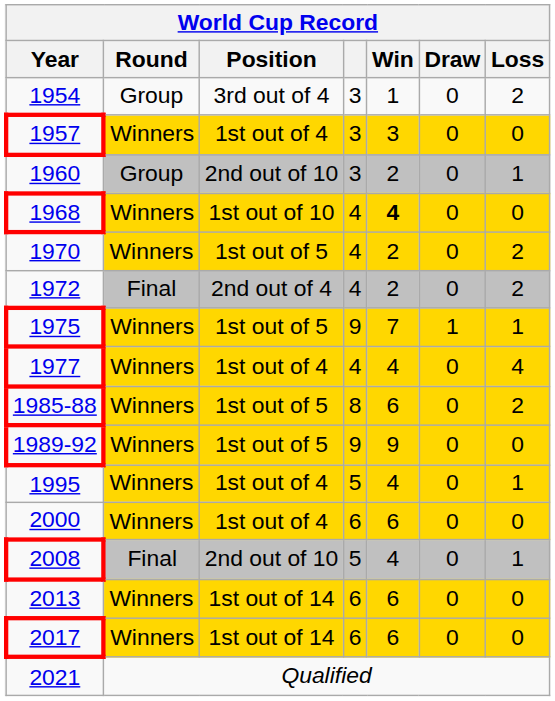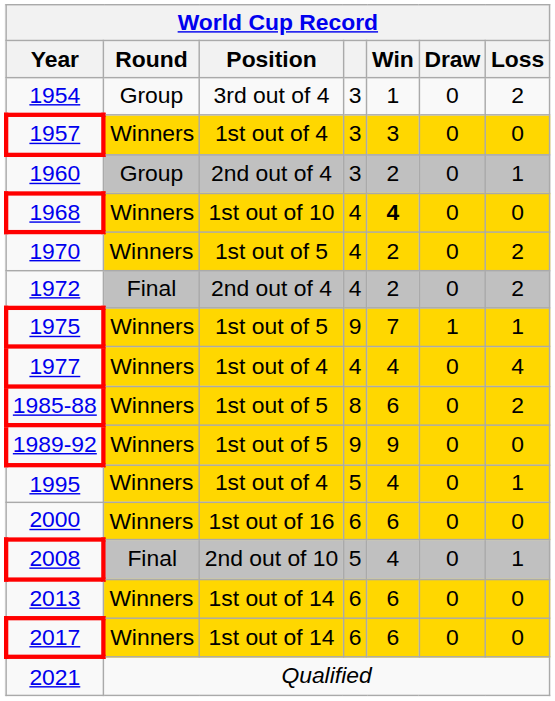(271, 173) 2nd out of 10 -> (271, 173) 2nd out of 4
(271, 520) 1st out of 4 -> (271, 520) 1st out of 16
